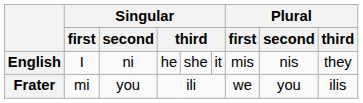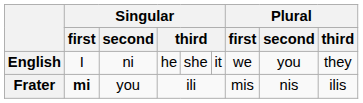(242, 62) mis -> (242, 62) we
(289, 62) nis -> (289, 62) you
(82, 86) normal -> (82, 86) bold
(242, 86) we -> (242, 86) mis
(289, 86) you -> (289, 86) nis
